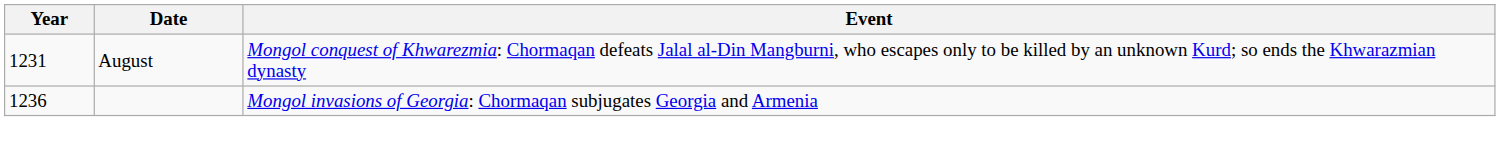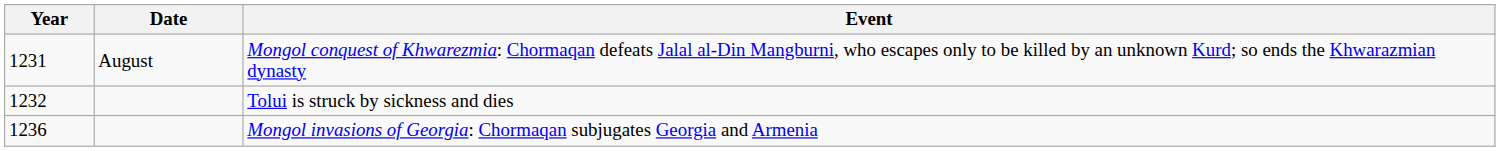+ row: (380, 100)
